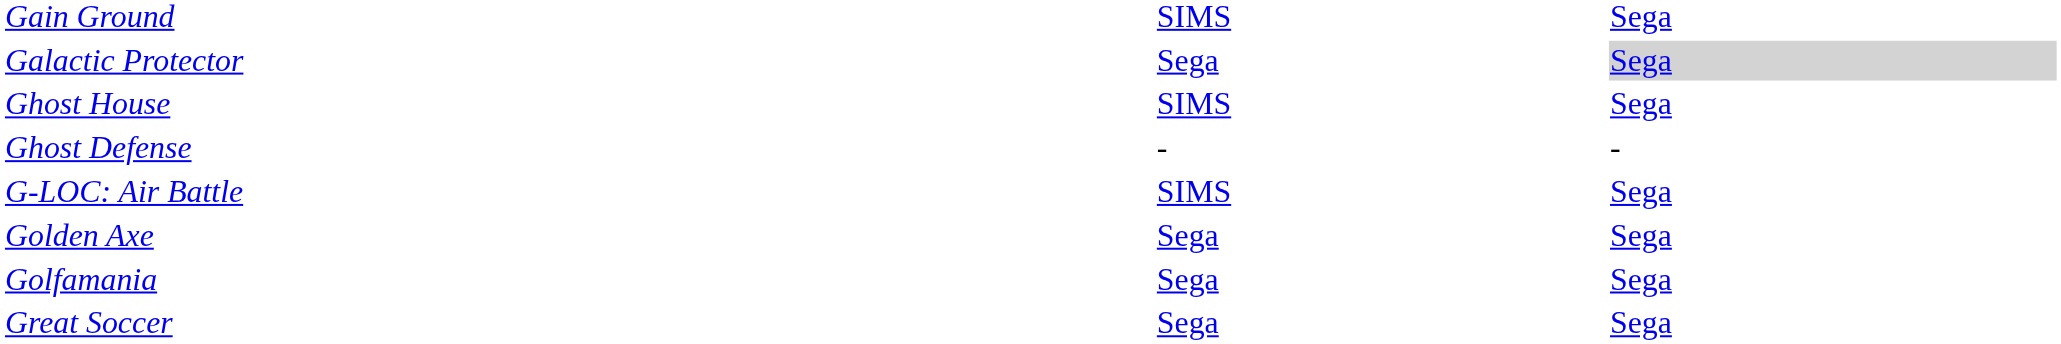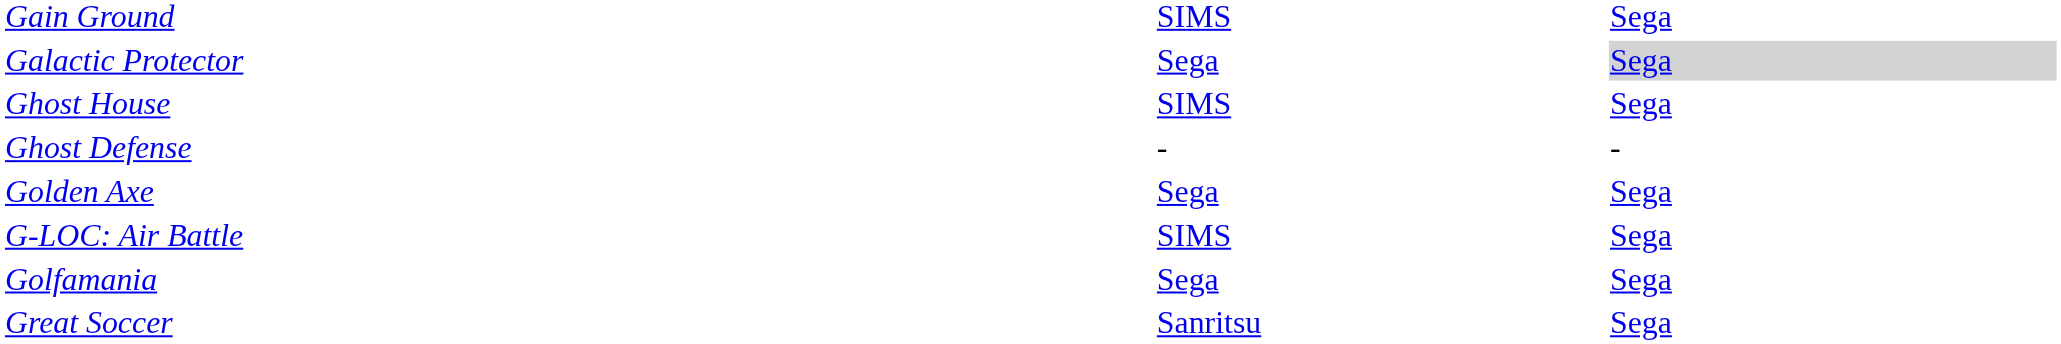rows swapped: (124, 191) <-> (79, 235)
(1188, 322) Sega -> (1209, 322) Sanritsu
